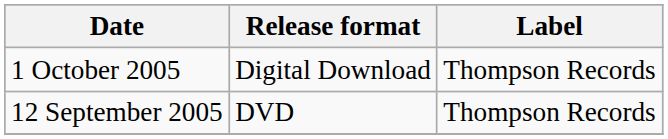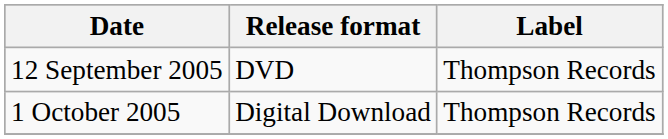rows swapped: (117, 112) <-> (96, 69)
